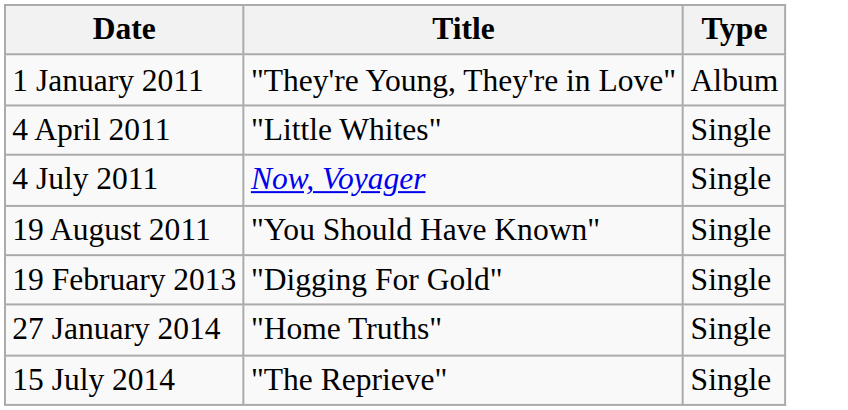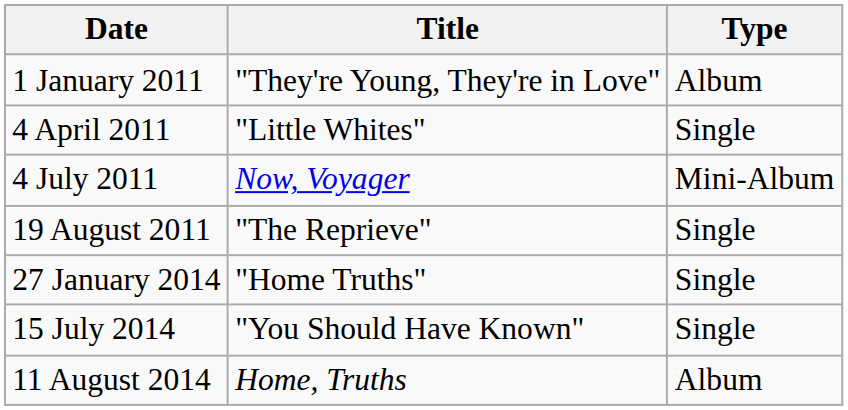(731, 179) Single -> (755, 179) Mini-Album
(425, 229) "You Should Have Known" -> (333, 229) "The Reprieve"
- row: (124, 279)
(349, 379) "The Reprieve" -> (410, 329) "You Should Have Known"
+ row: (111, 379)
